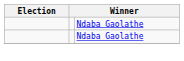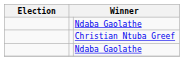+ row: (37, 37)
